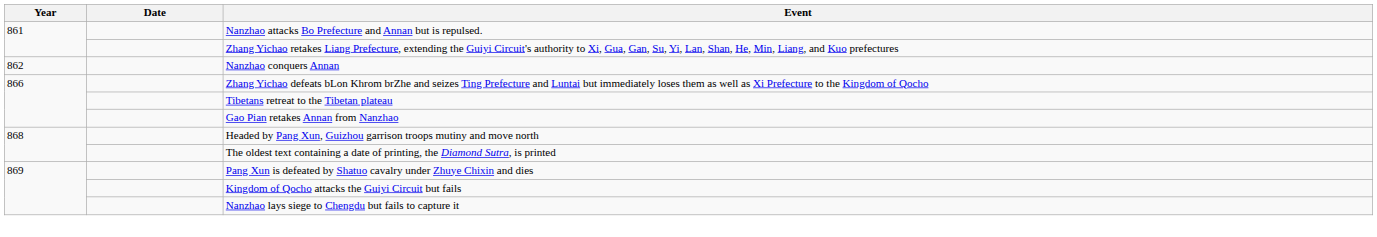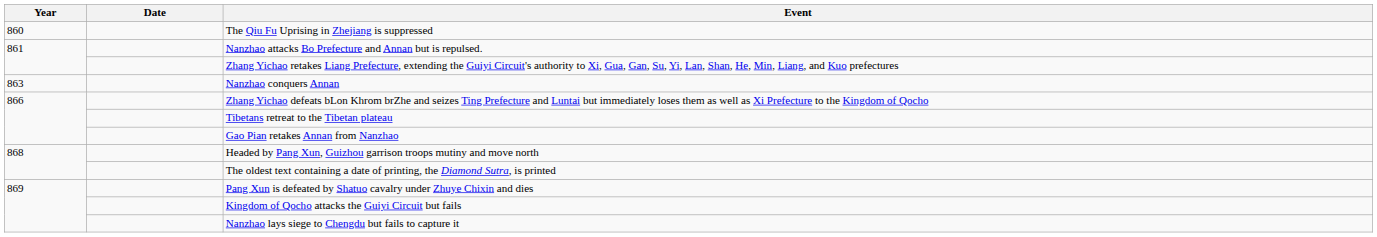+ row: (329, 30)
(15, 65) 862 -> (15, 83) 863
